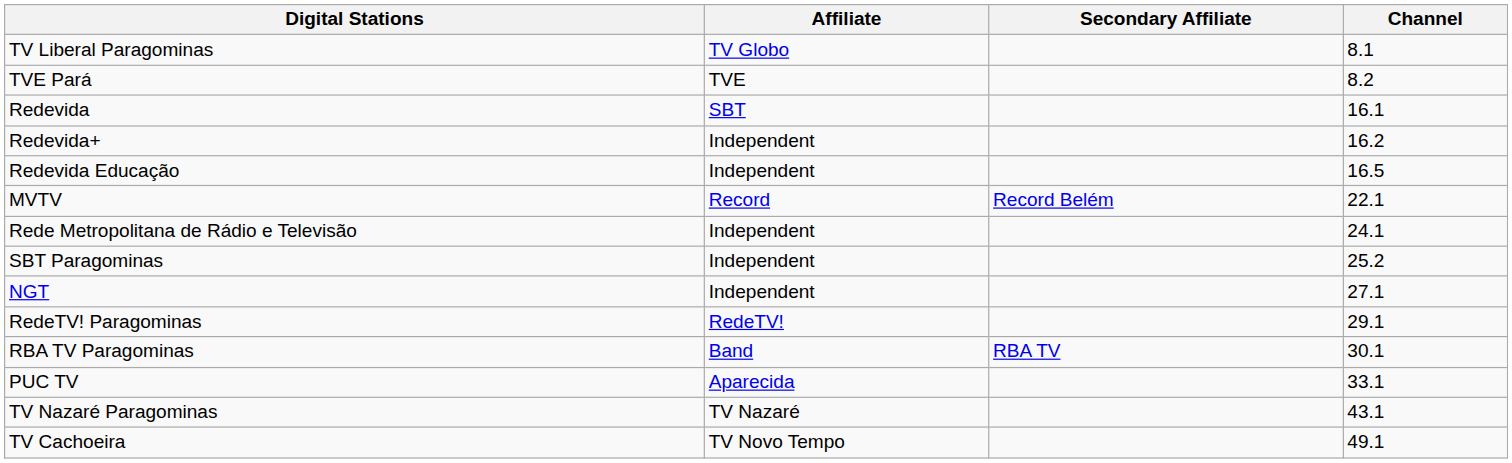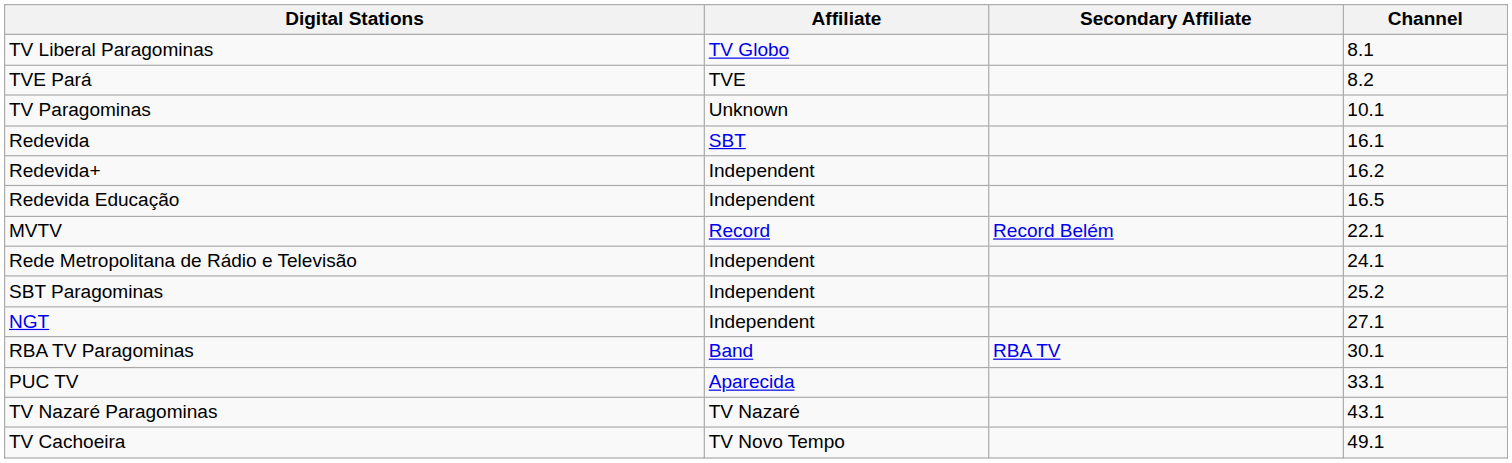+ row: (80, 110)
- row: (105, 321)
